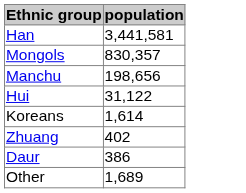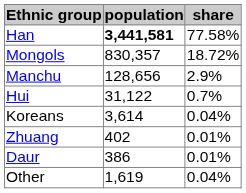+ column: (213, 14)
(139, 35) normal -> (139, 35) bold
(133, 75) 198,656 -> (133, 75) 128,656
(124, 116) 1,614 -> (124, 116) 3,614
(124, 177) 1,689 -> (124, 177) 1,619
